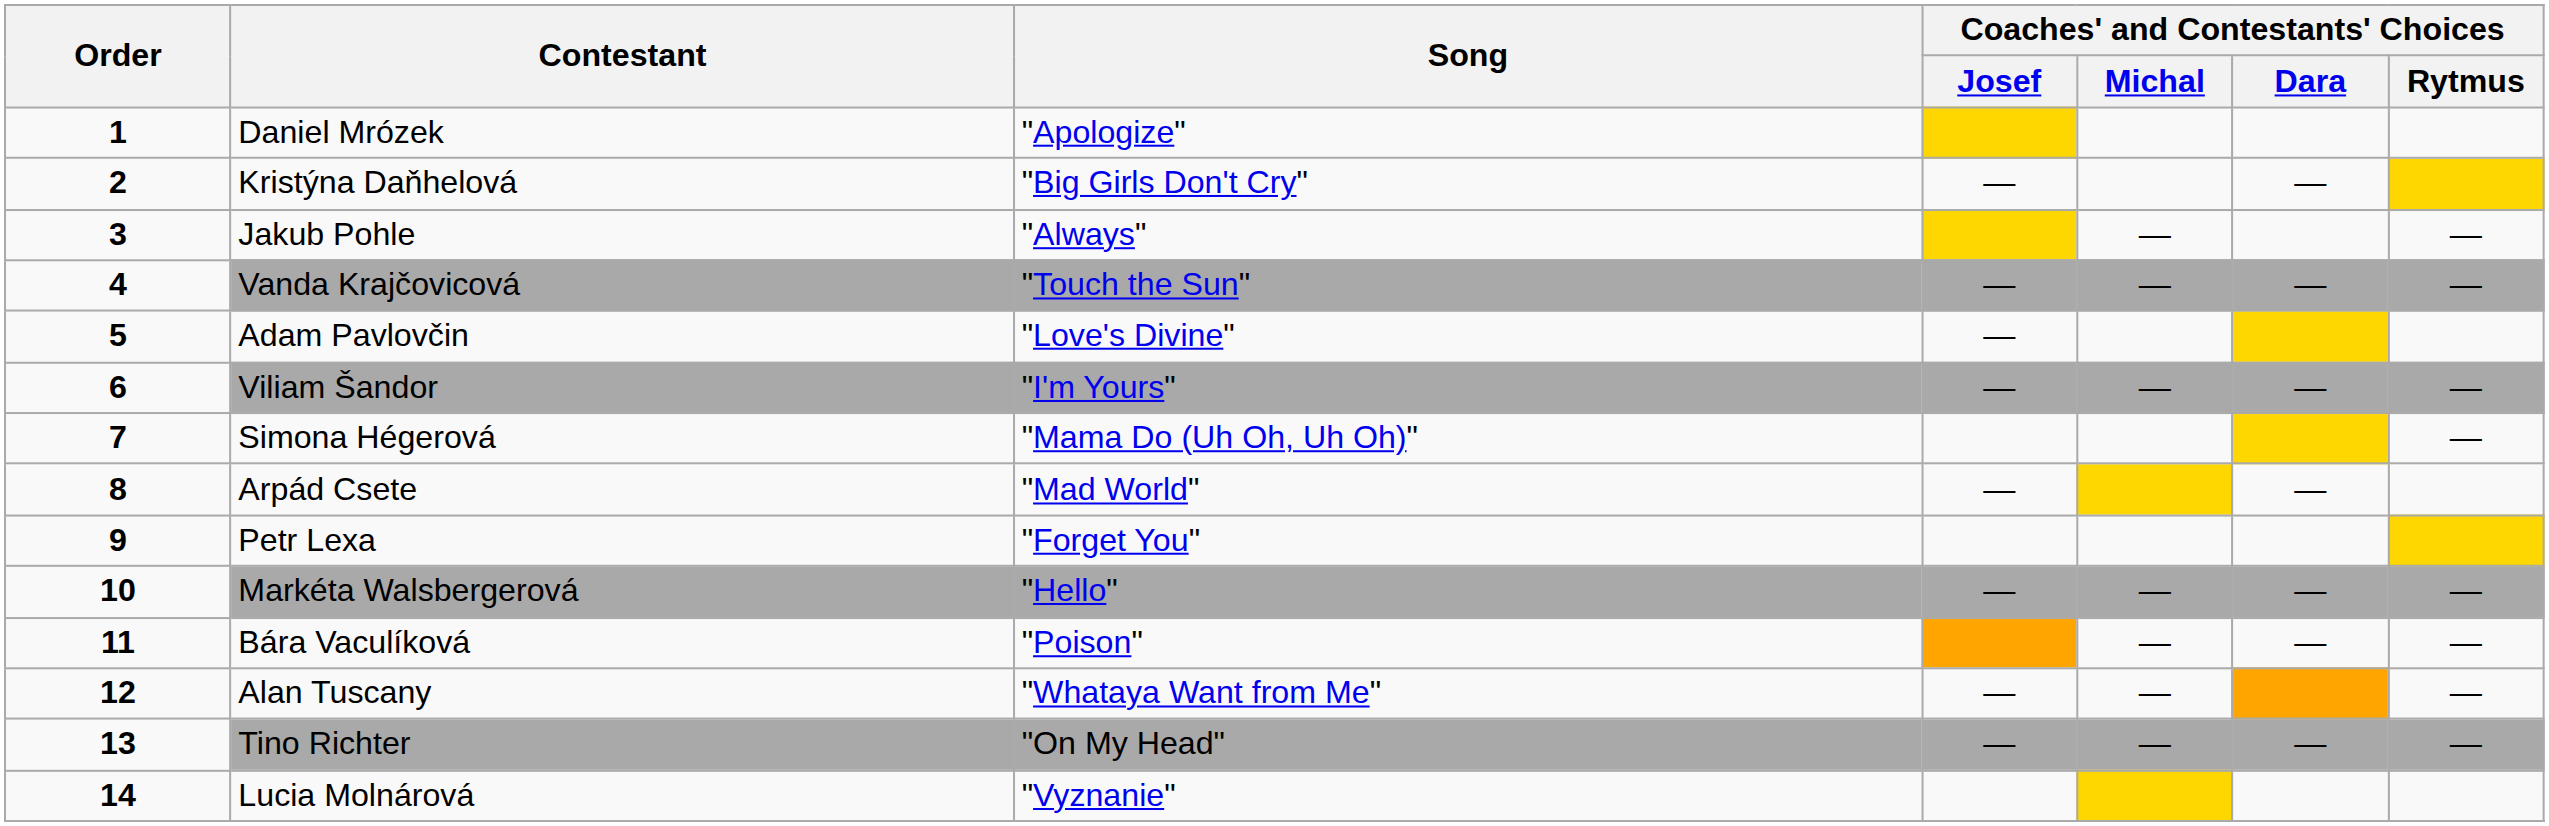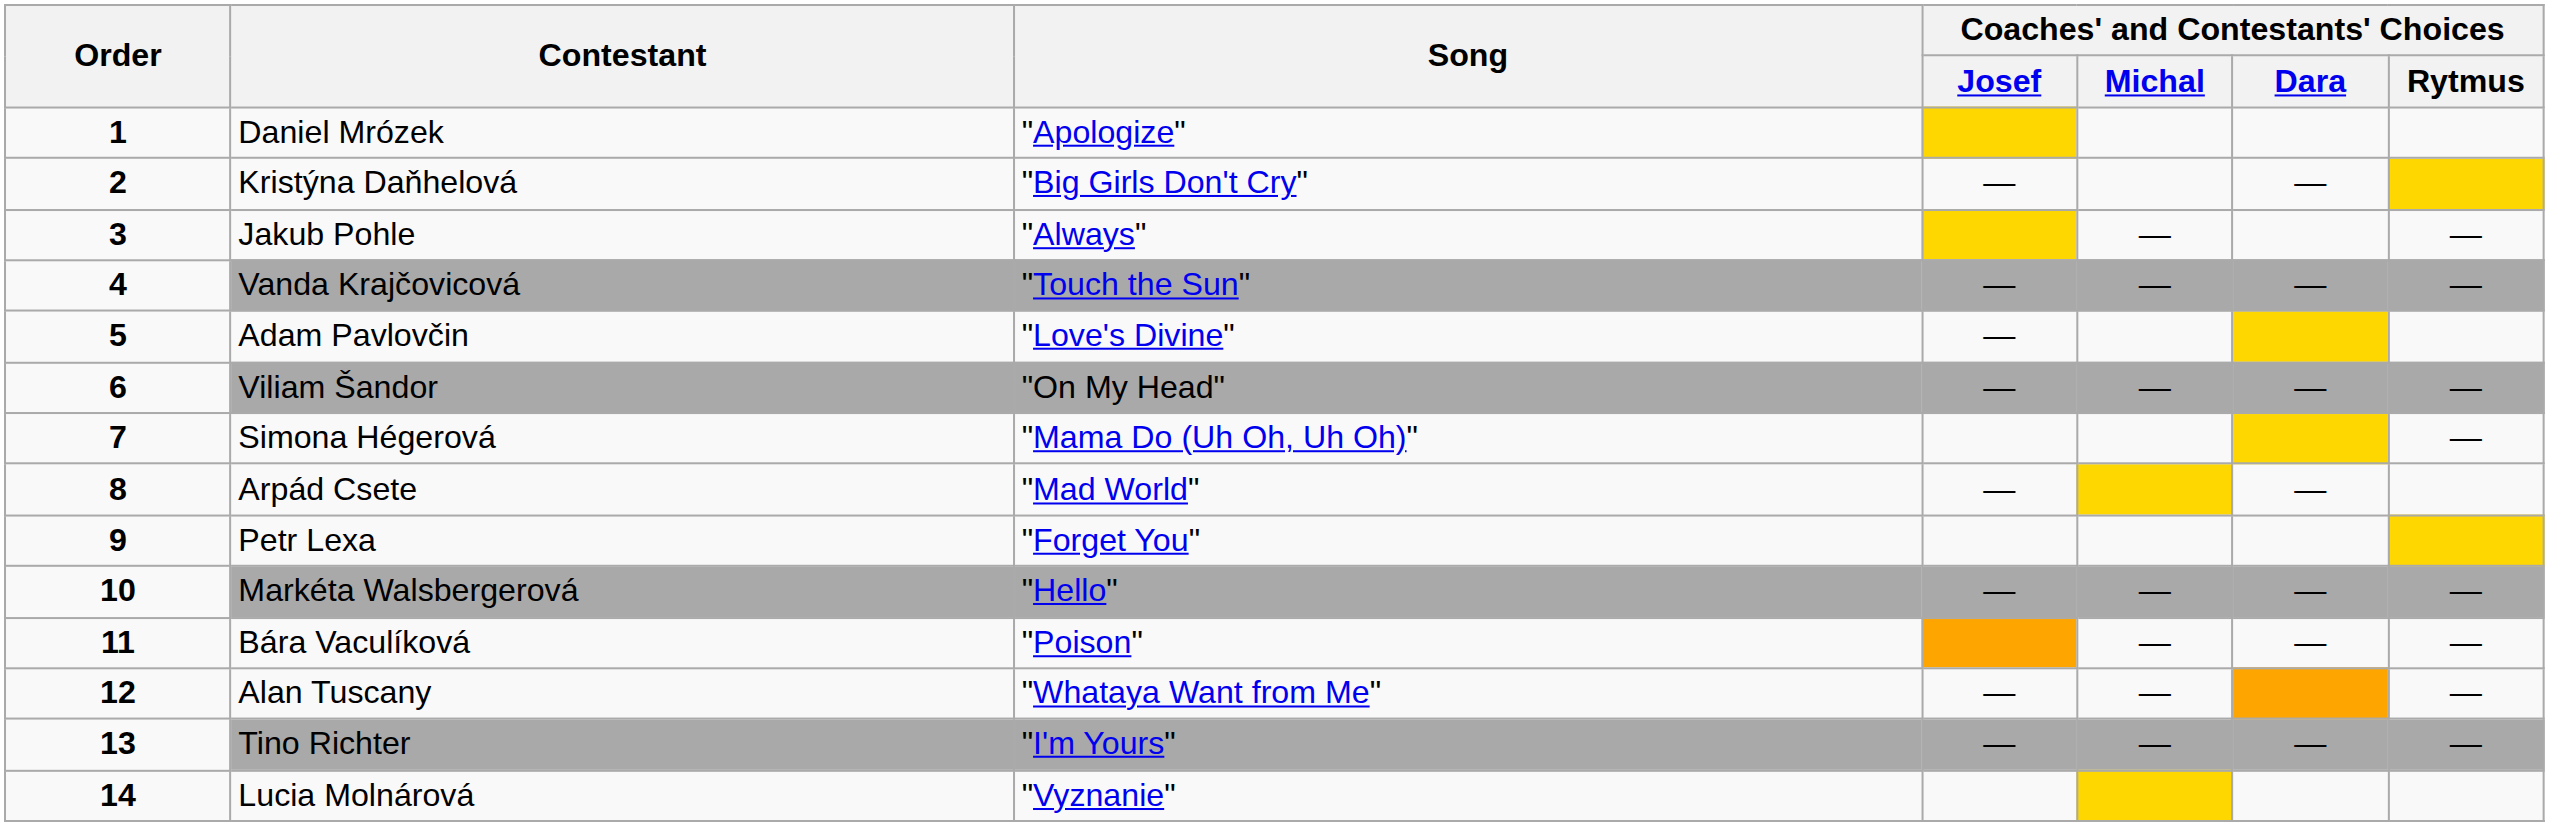(1099, 387) "I'm Yours" -> (1123, 387) "On My Head"
(1123, 744) "On My Head" -> (1099, 744) "I'm Yours"
